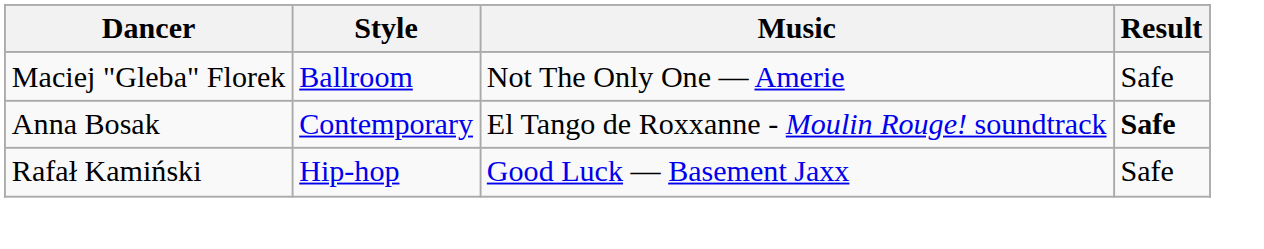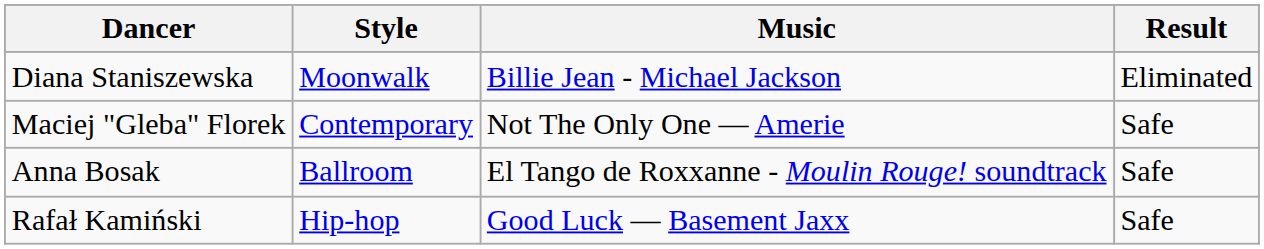+ row: (133, 76)
(356, 76) Ballroom -> (386, 123) Contemporary
(386, 123) Contemporary -> (356, 171) Ballroom
(1148, 123) bold -> (1147, 171) normal
